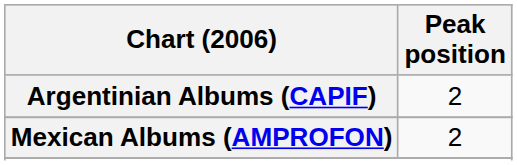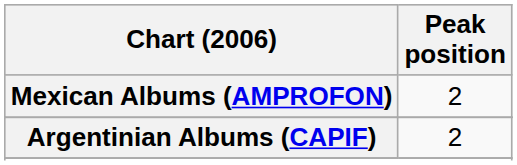rows swapped: (202, 95) <-> (202, 137)
